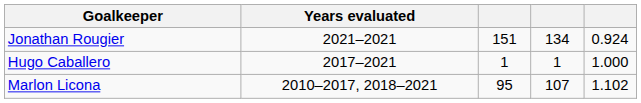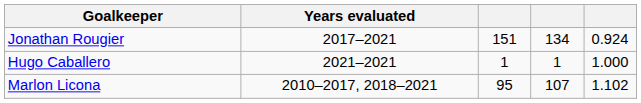(360, 39) 2021–2021 -> (360, 39) 2017–2021
(360, 62) 2017–2021 -> (360, 62) 2021–2021
